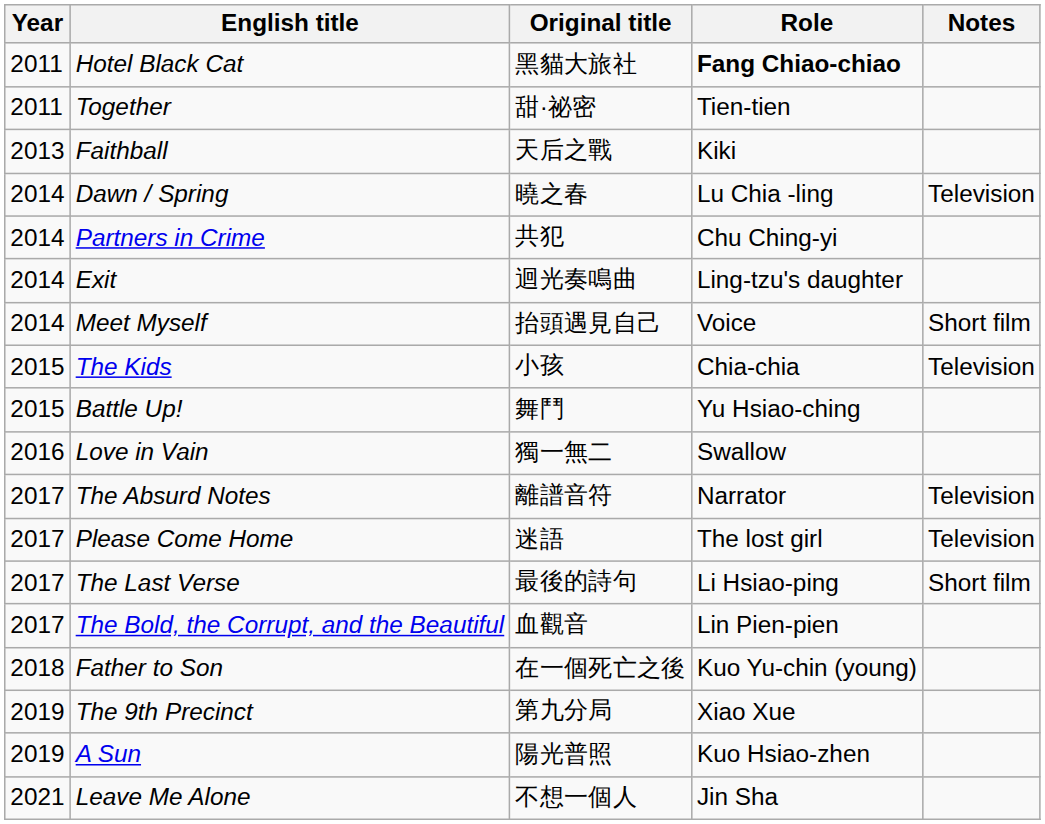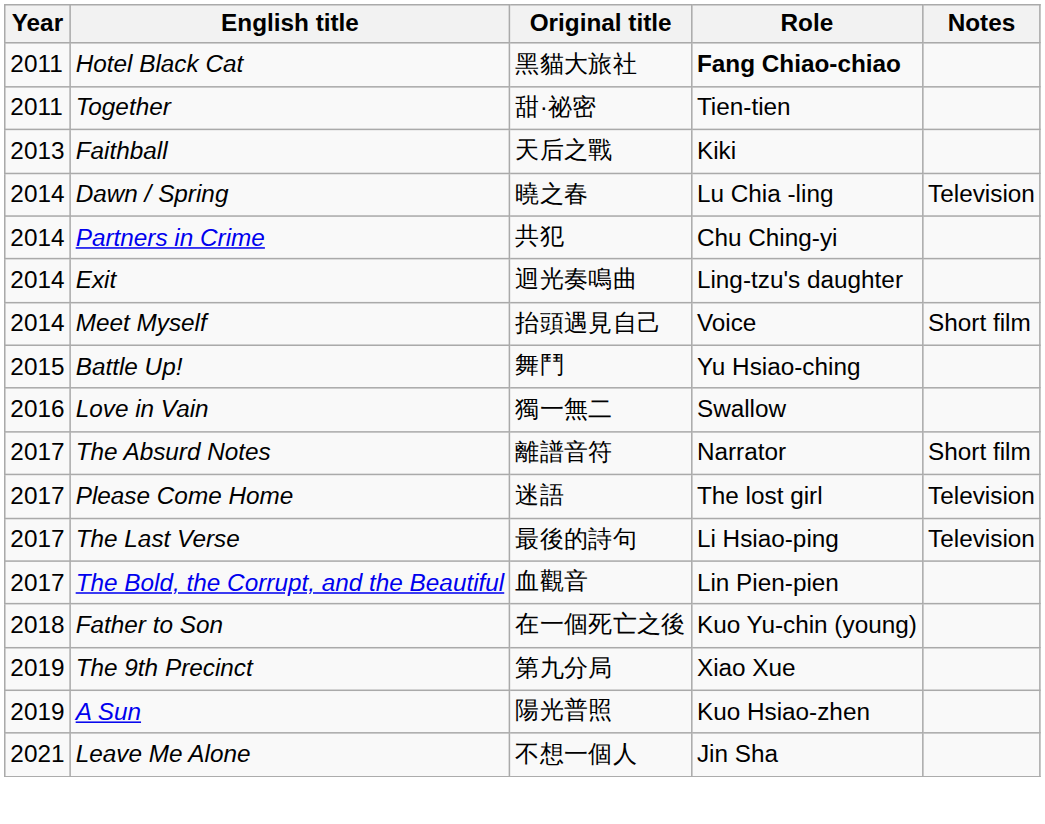- row: (124, 366)
(981, 495) Television -> (979, 452) Short film
(979, 582) Short film -> (981, 539) Television
